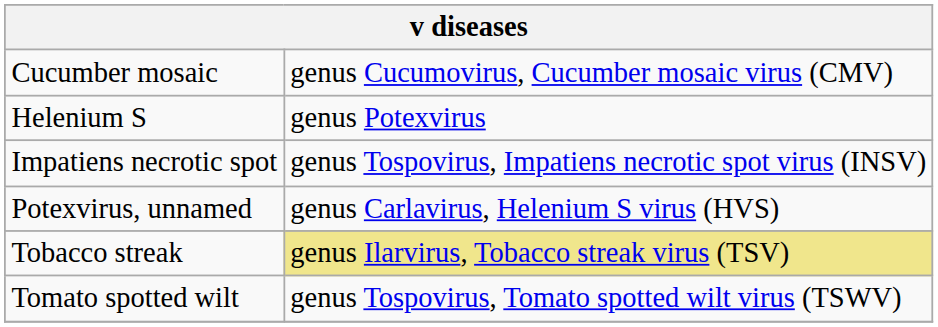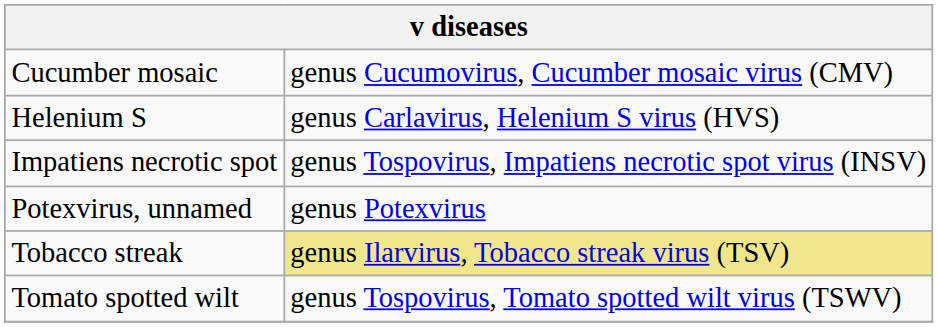(388, 117) genus Potexvirus -> (535, 117) genus Carlavirus, Helenium S virus (HVS)
(535, 207) genus Carlavirus, Helenium S virus (HVS) -> (388, 207) genus Potexvirus
